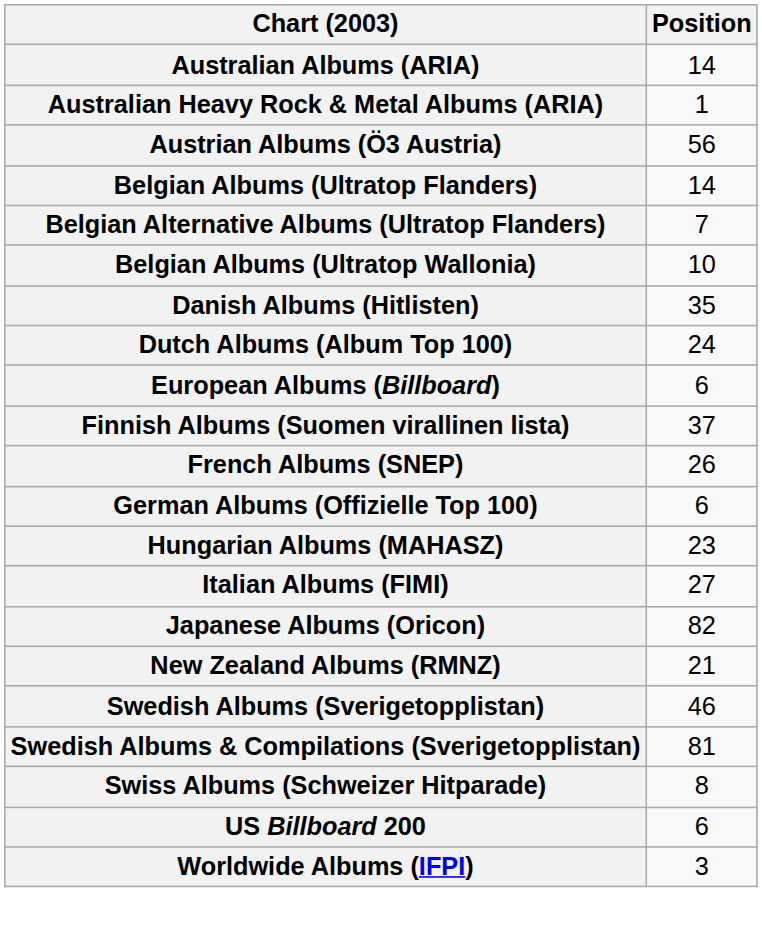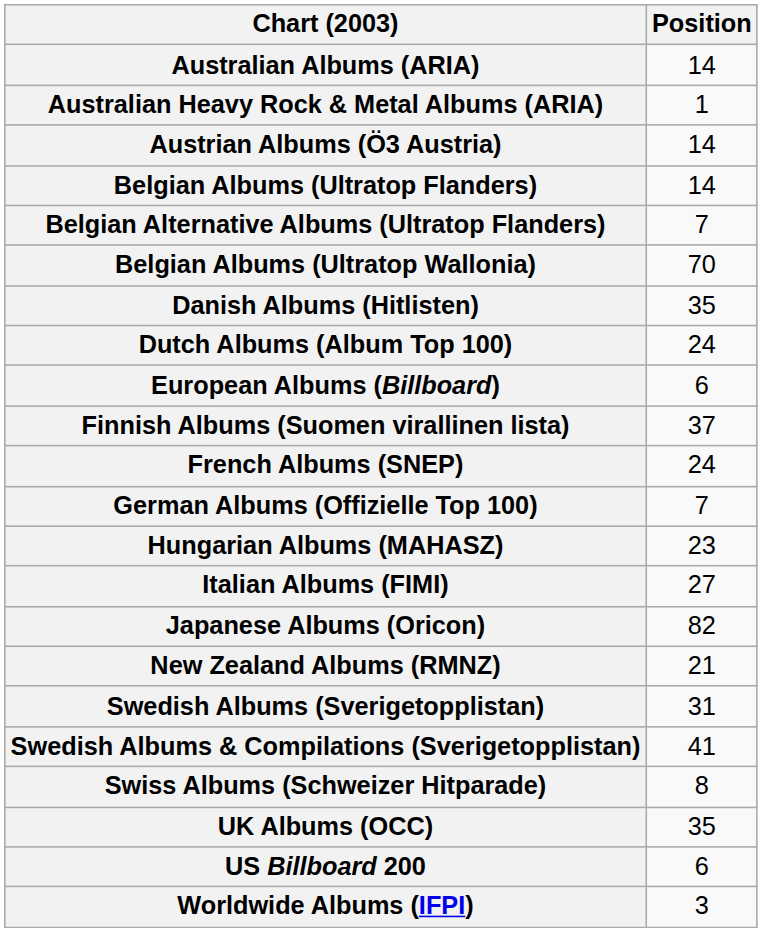(702, 144) 56 -> (702, 144) 14
(702, 265) 10 -> (702, 265) 70
(702, 465) 26 -> (702, 465) 24
(702, 505) 6 -> (702, 505) 7
(702, 706) 46 -> (702, 706) 31
(702, 746) 81 -> (702, 746) 41
+ row: (325, 826)
